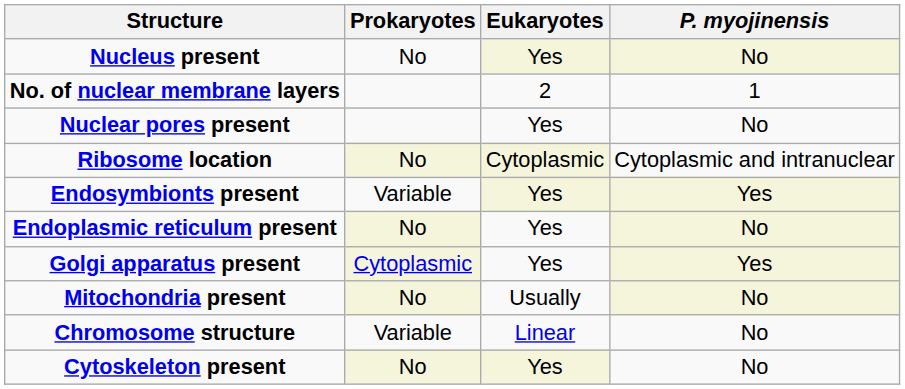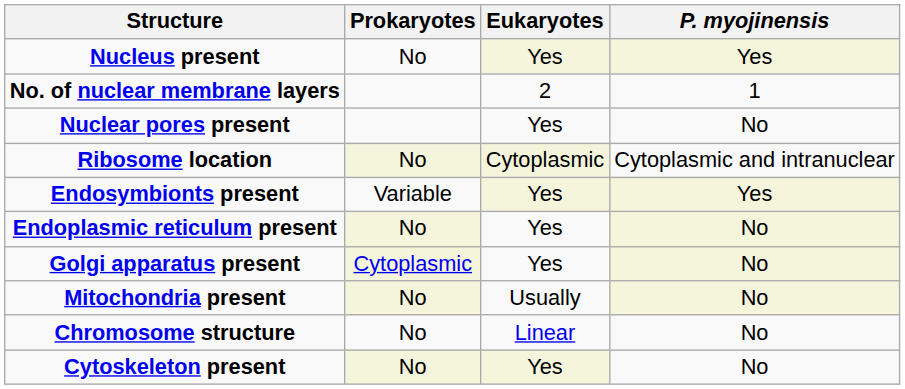(755, 56) No -> (755, 56) Yes
(755, 263) Yes -> (755, 263) No
(413, 332) Variable -> (413, 332) No
